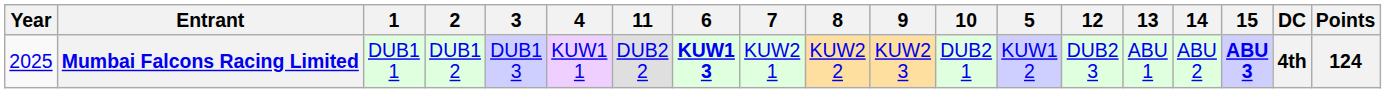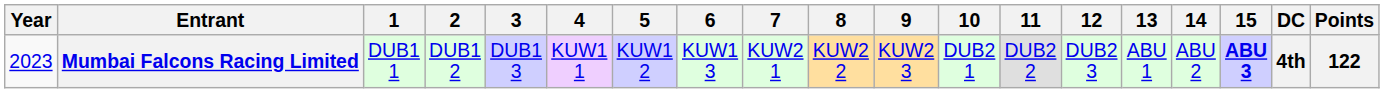columns swapped: (1029, 20) <-> (643, 20)
(31, 61) 2025 -> (31, 61) 2023
(706, 61) bold -> (710, 61) normal
(1345, 61) 124 -> (1344, 61) 122
